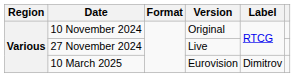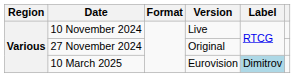(206, 30) Original -> (198, 30) Live
(198, 47) Live -> (206, 47) Original
(263, 64) no background -> (263, 64) lightblue background
